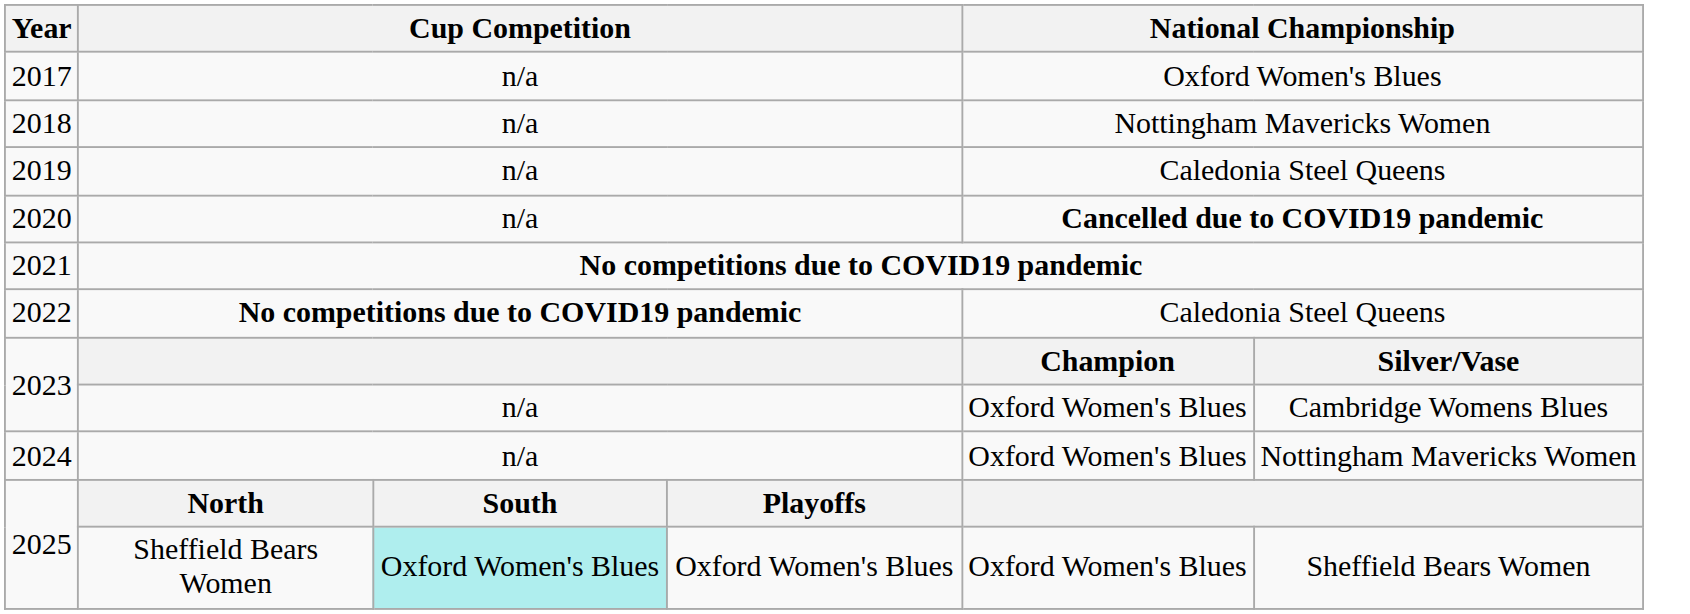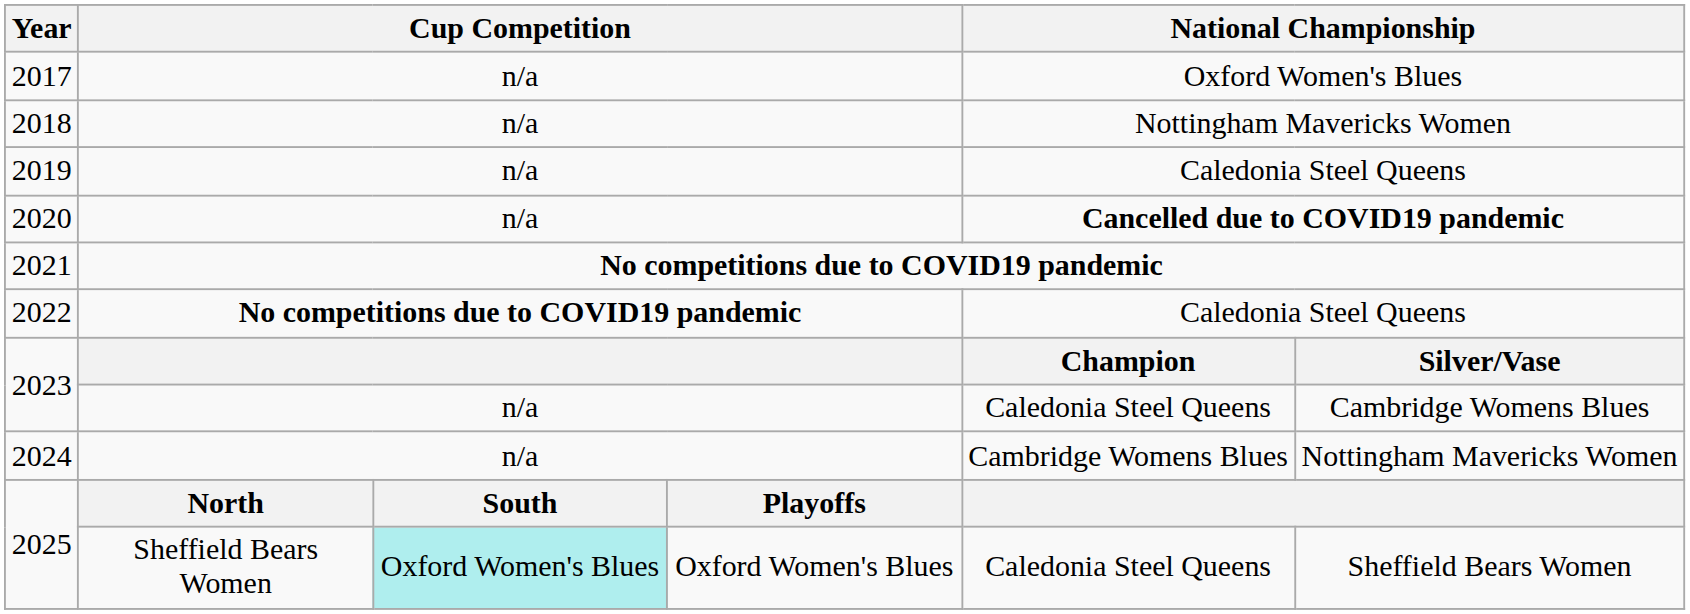(1108, 407) Oxford Women's Blues -> (1128, 407) Caledonia Steel Queens
(1108, 455) Oxford Women's Blues -> (1128, 455) Cambridge Womens Blues
(1108, 567) Oxford Women's Blues -> (1128, 567) Caledonia Steel Queens
